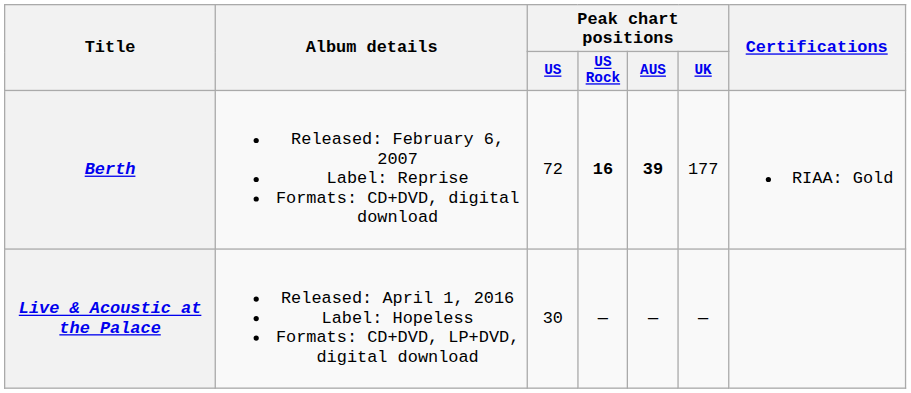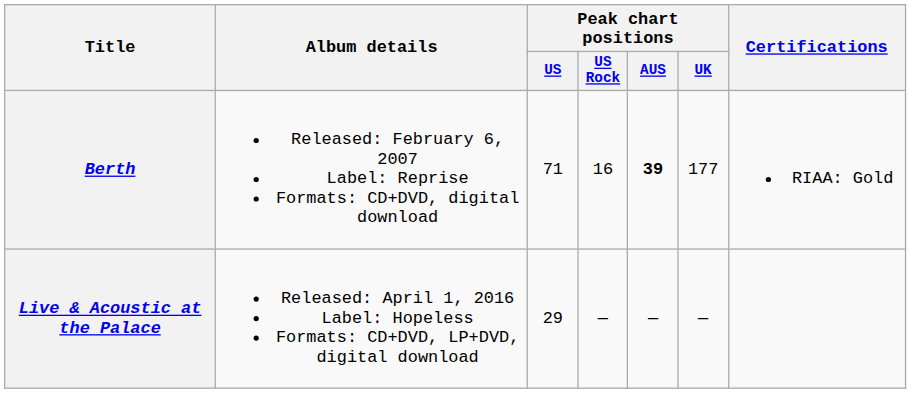(553, 169) 72 -> (553, 169) 71
(603, 169) bold -> (603, 169) normal
(553, 318) 30 -> (553, 318) 29
